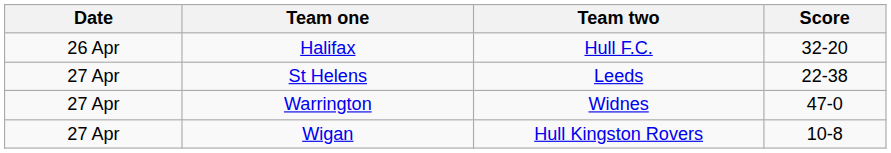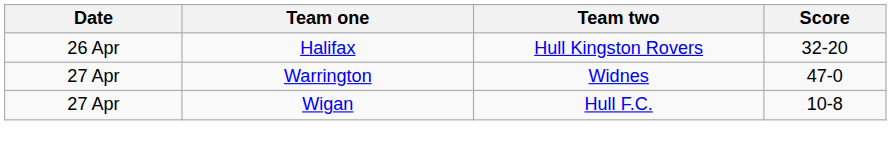(619, 47) Hull F.C. -> (619, 47) Hull Kingston Rovers
- row: (328, 76)
(619, 133) Hull Kingston Rovers -> (619, 104) Hull F.C.
